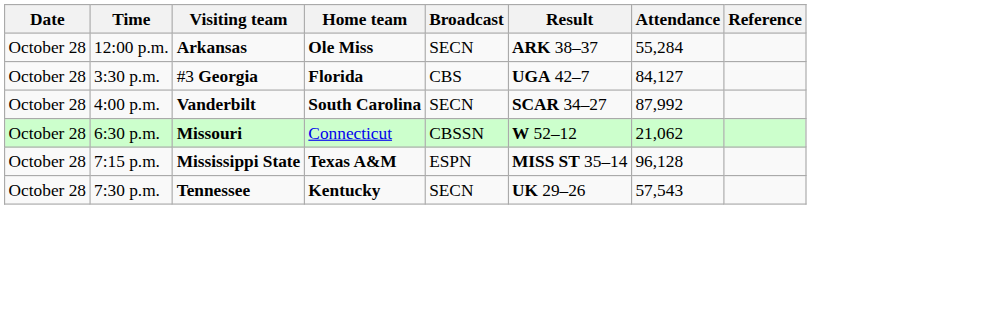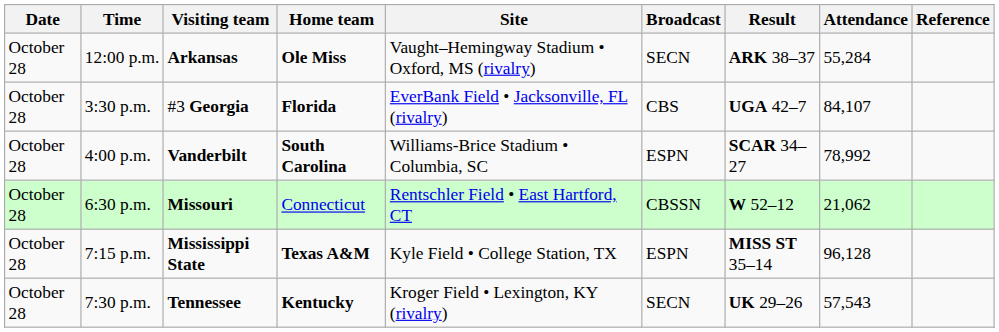+ column: (514, 18)
(659, 76) 84,127 -> (847, 106) 84,107
(451, 104) SECN -> (667, 155) ESPN
(659, 104) 87,992 -> (847, 155) 78,992
